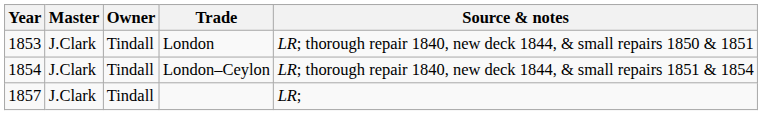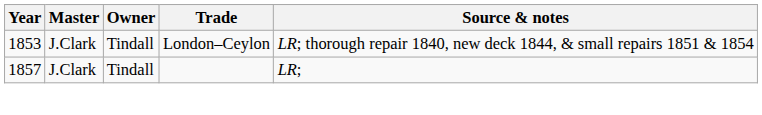- row: (189, 43)
(25, 69) 1854 -> (25, 43) 1853
